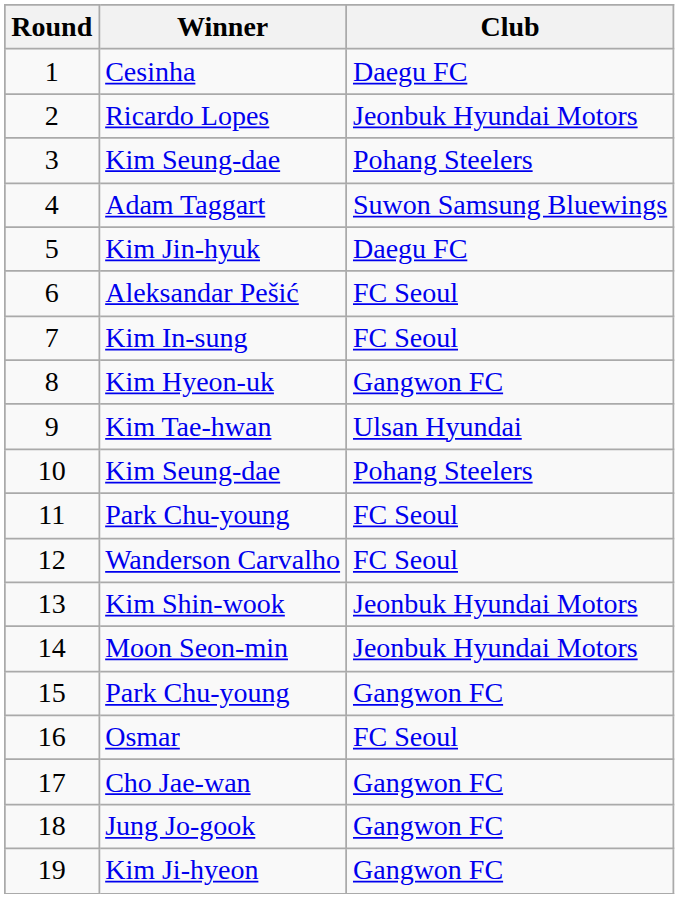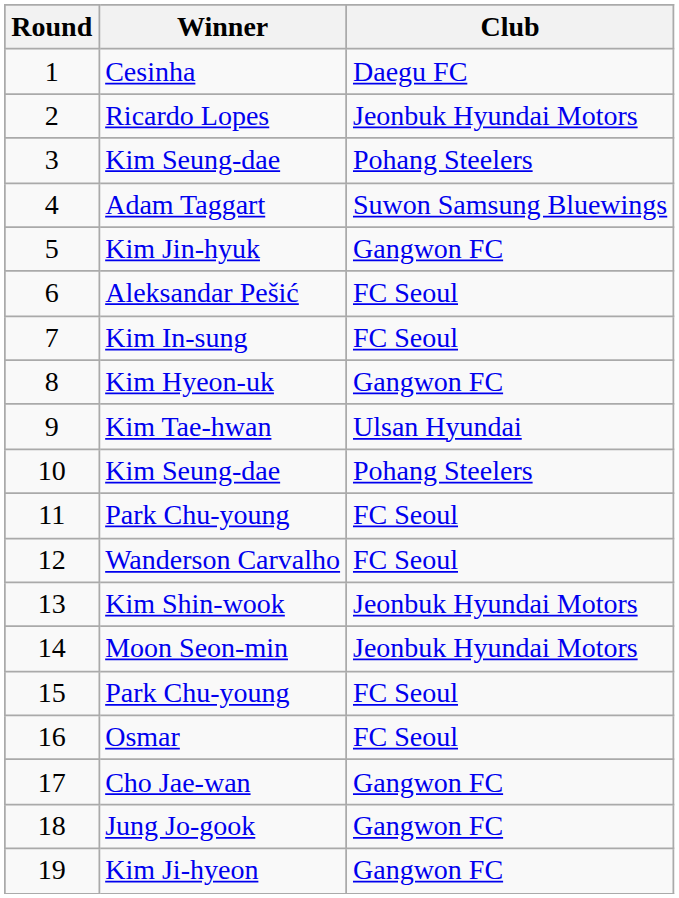(410, 248) Daegu FC -> (428, 248) Gangwon FC
(428, 692) Gangwon FC -> (406, 692) FC Seoul
